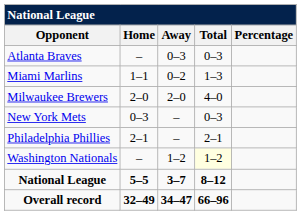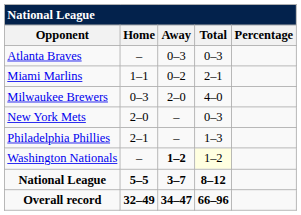(213, 76) 1–3 -> (213, 76) 2–1
(139, 97) 2–0 -> (139, 97) 0–3
(139, 117) 0–3 -> (139, 117) 2–0
(213, 138) 2–1 -> (213, 138) 1–3
(176, 158) normal -> (176, 158) bold
